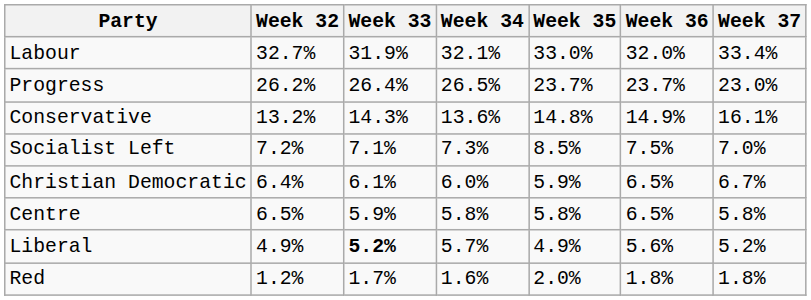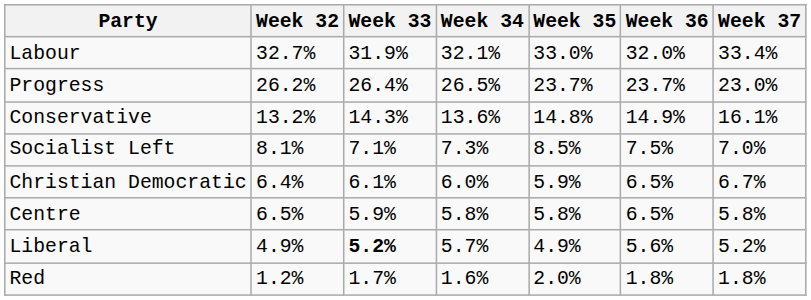(280, 150) 7.2% -> (280, 150) 8.1%
